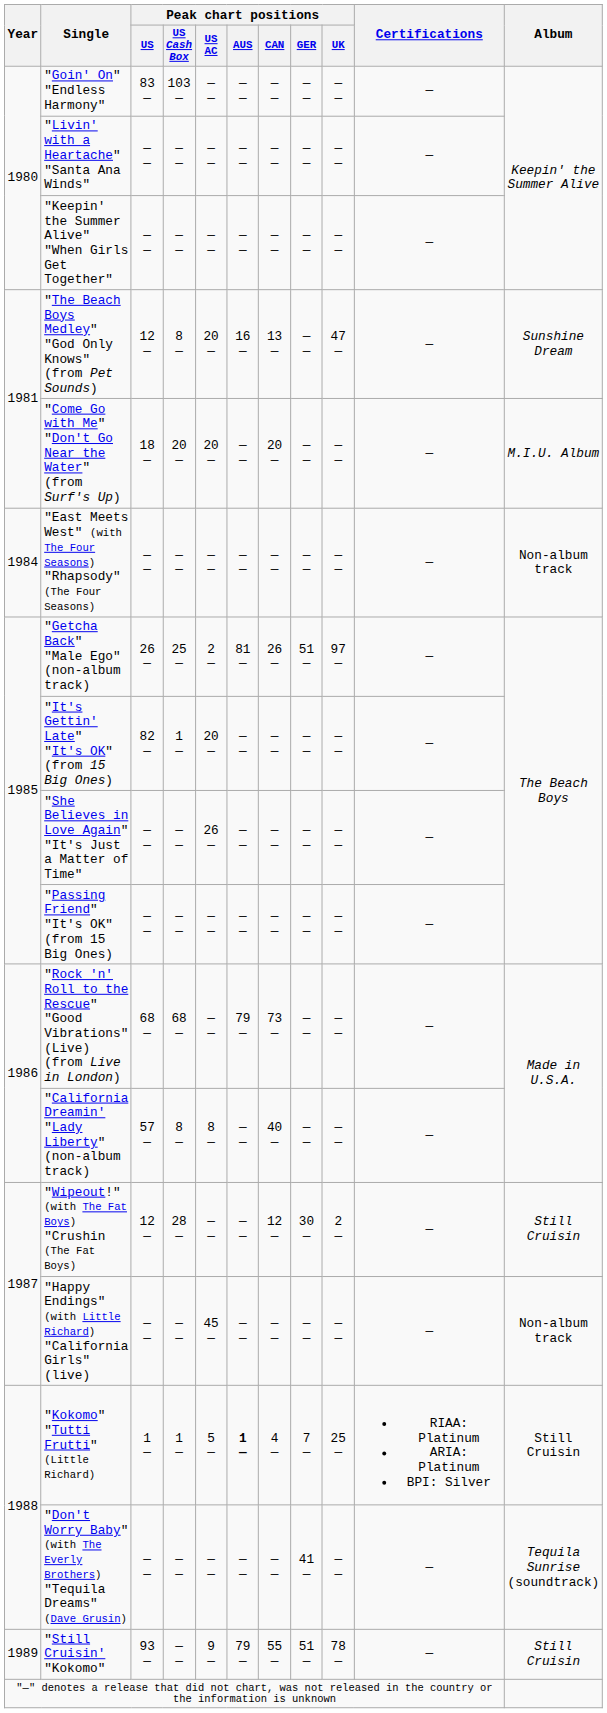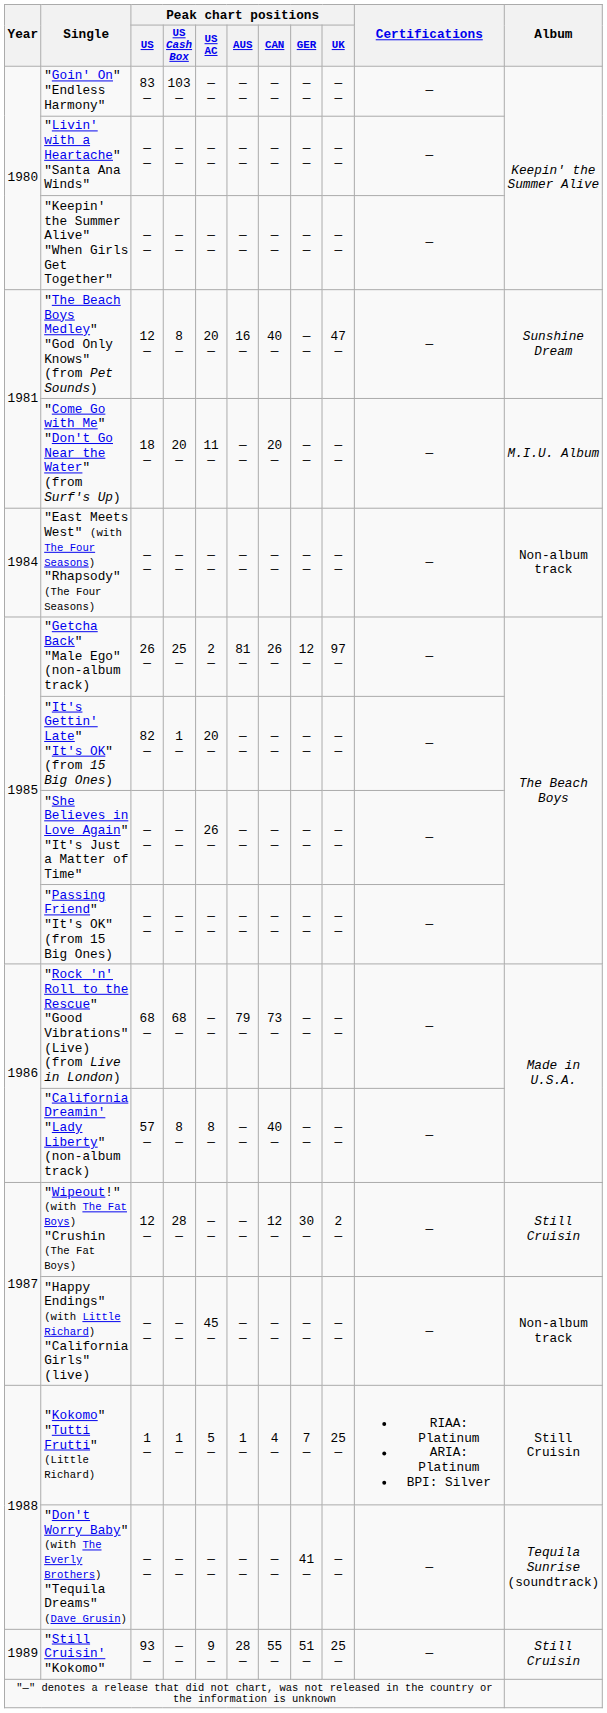(275, 344) 13 — -> (275, 344) 40 —
(211, 453) 20 — -> (211, 453) 11 —
(306, 656) 51 — -> (306, 656) 12 —
(243, 1445) bold -> (243, 1445) normal
(243, 1654) 79 — -> (243, 1654) 28 —
(338, 1654) 78 — -> (338, 1654) 25 —
